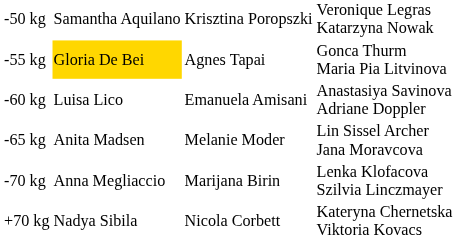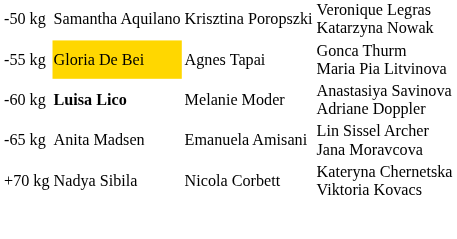(88, 100) normal -> (90, 100) bold
(246, 100) Emanuela Amisani -> (235, 100) Melanie Moder
(235, 140) Melanie Moder -> (246, 140) Emanuela Amisani
- row: (25, 180)
